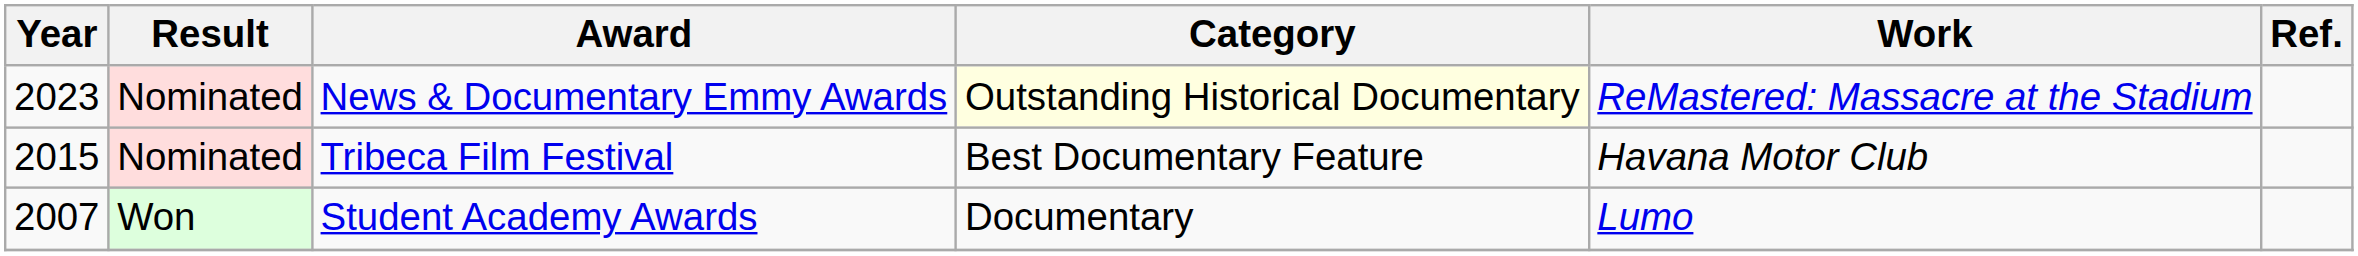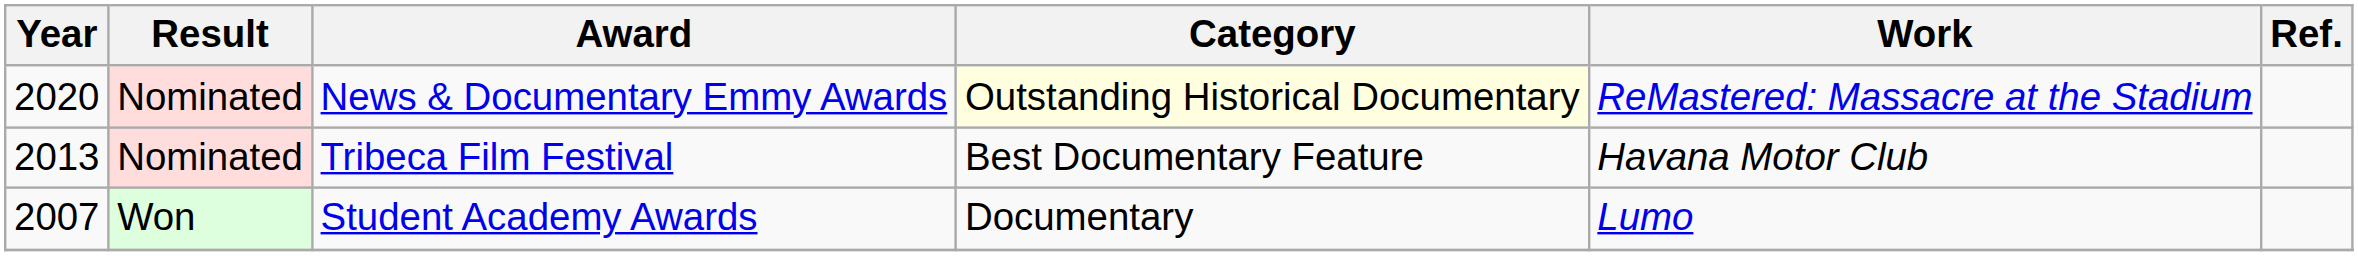(57, 95) 2023 -> (57, 95) 2020
(57, 156) 2015 -> (57, 156) 2013
